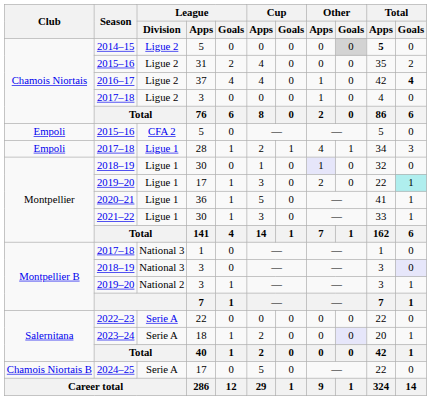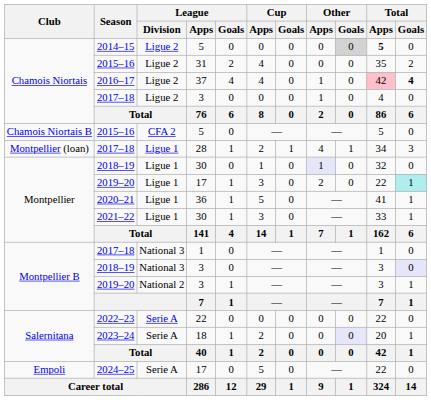(381, 81) no background -> (381, 81) pink background
(49, 132) Empoli -> (49, 132) Chamois Niortais B
(49, 149) Empoli -> (49, 149) Montpellier (loan)
(49, 370) Chamois Niortais B -> (49, 370) Empoli
